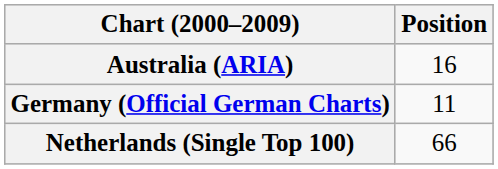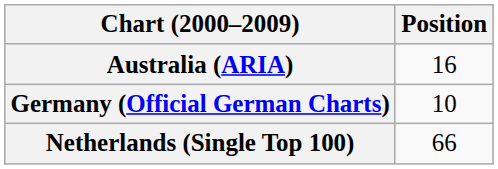(444, 103) 11 -> (444, 103) 10
